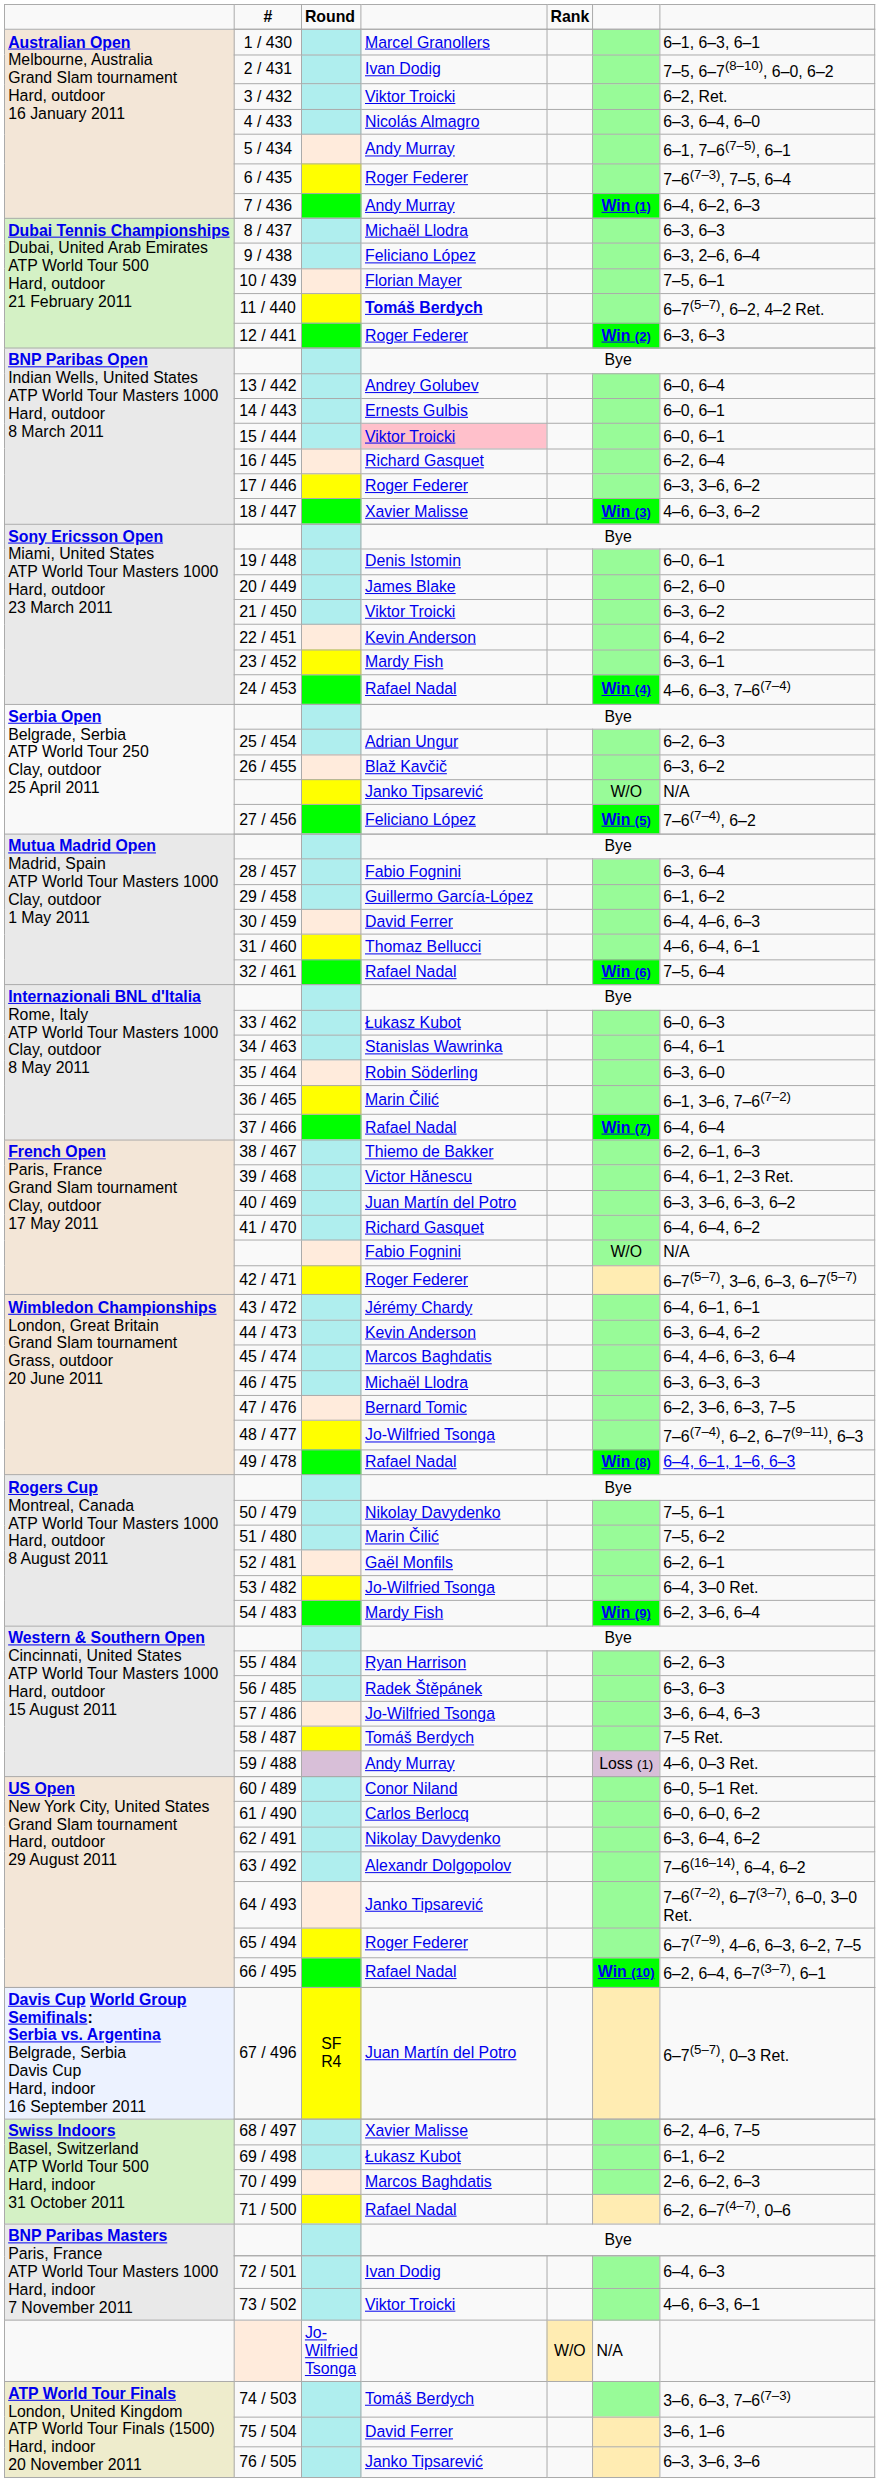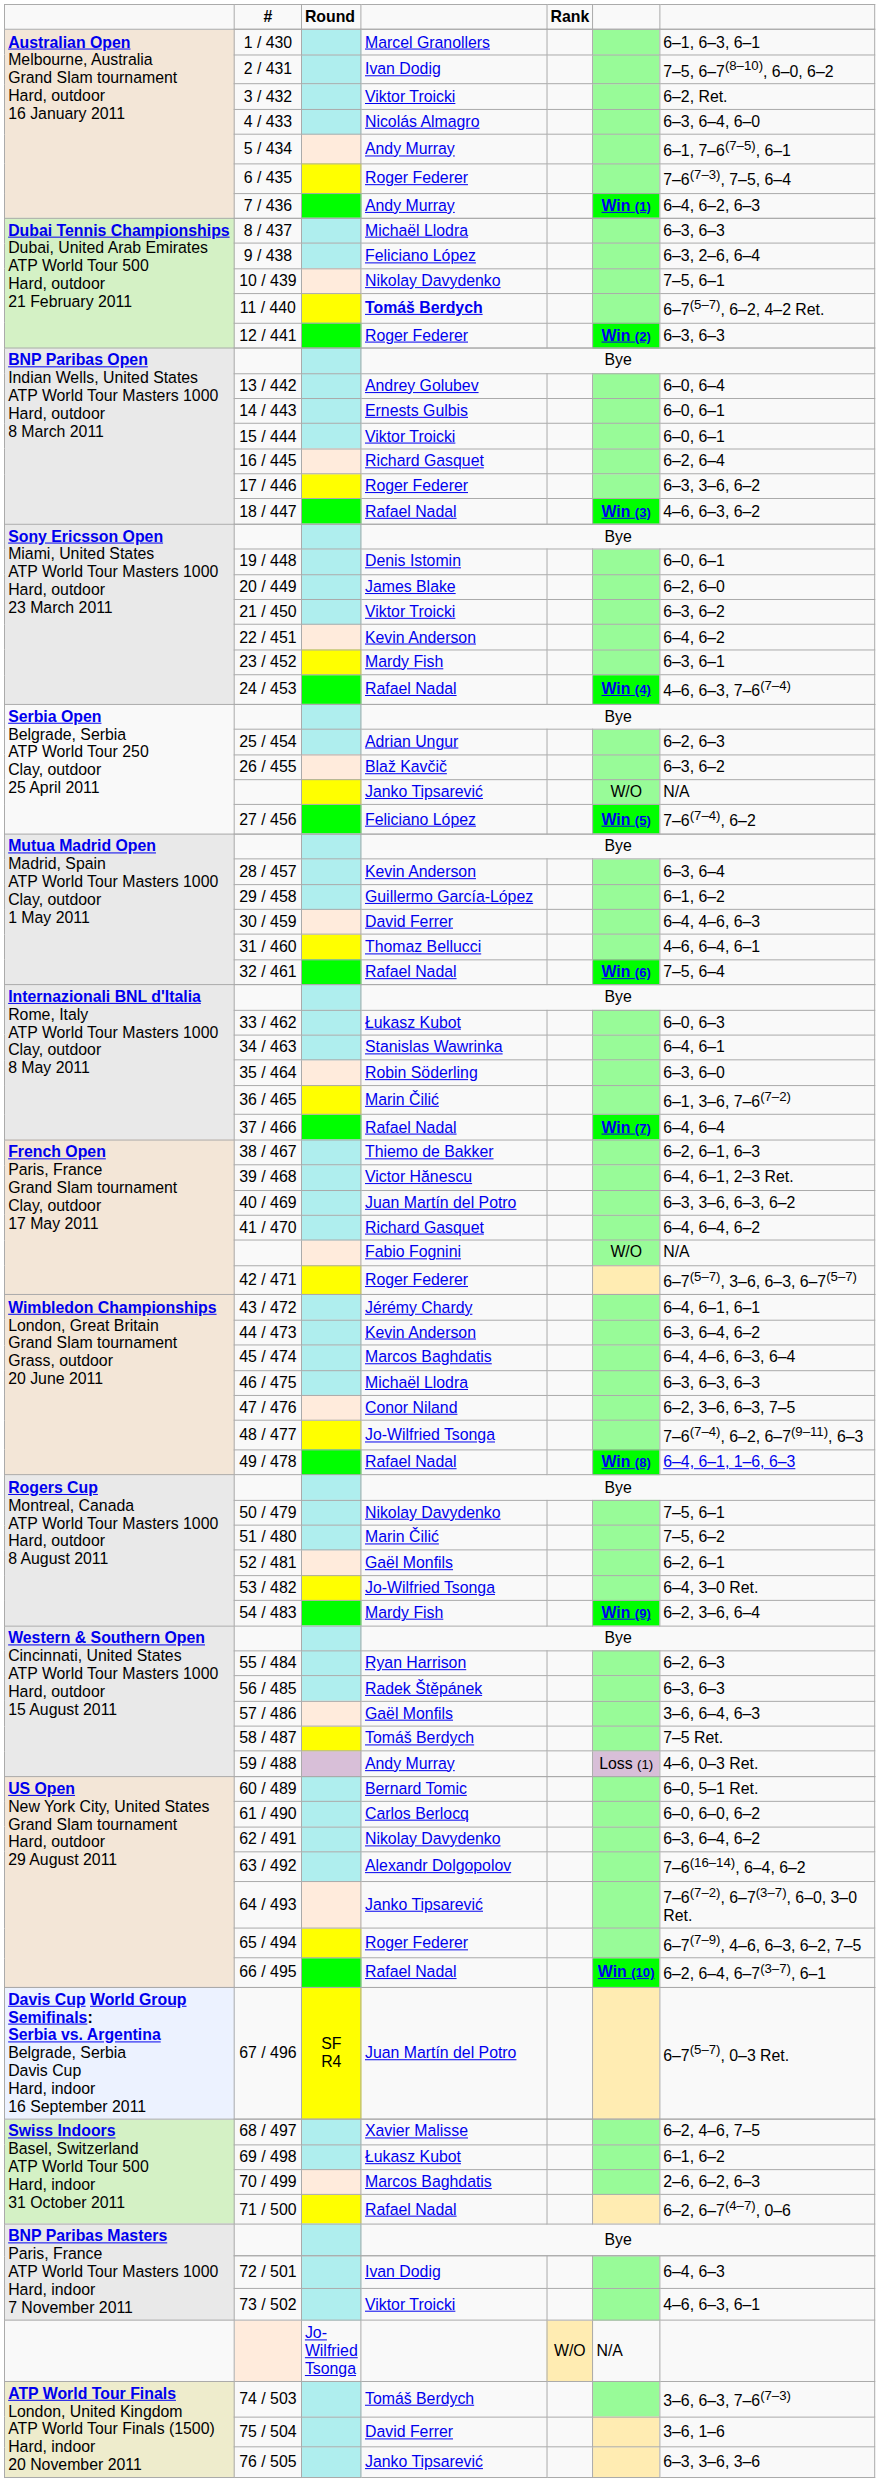(413, 281) Florian Mayer -> (433, 281) Nikolay Davydenko
(410, 436) pink background -> (410, 436) no background
(416, 511) Xavier Malisse -> (411, 511) Rafael Nadal
(413, 871) Fabio Fognini -> (420, 871) Kevin Anderson
(416, 1407) Bernard Tomic -> (411, 1407) Conor Niland
(430, 1713) Jo-Wilfried Tsonga -> (409, 1713) Gaël Monfils
(411, 1788) Conor Niland -> (416, 1788) Bernard Tomic
